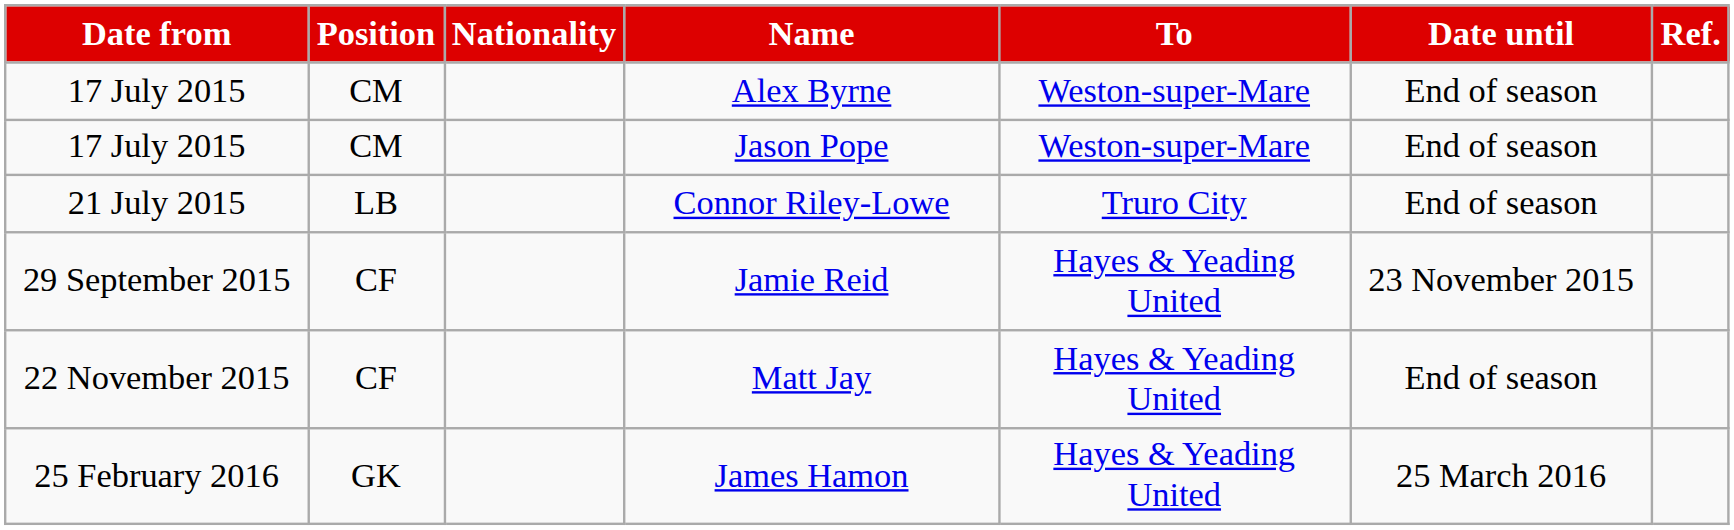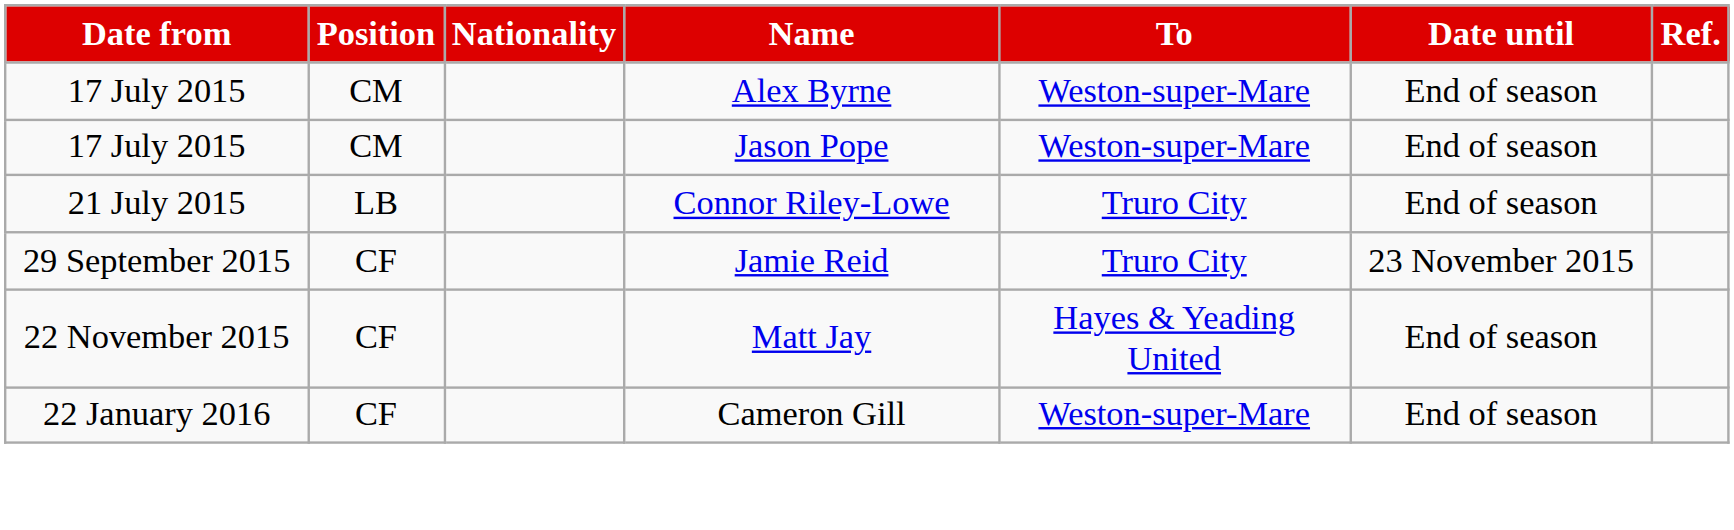(1174, 280) Hayes & Yeading United -> (1174, 260) Truro City
+ row: (812, 414)
- row: (812, 475)
